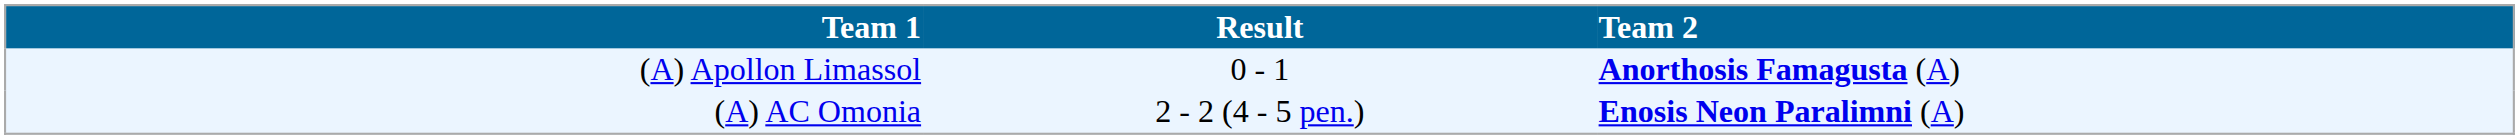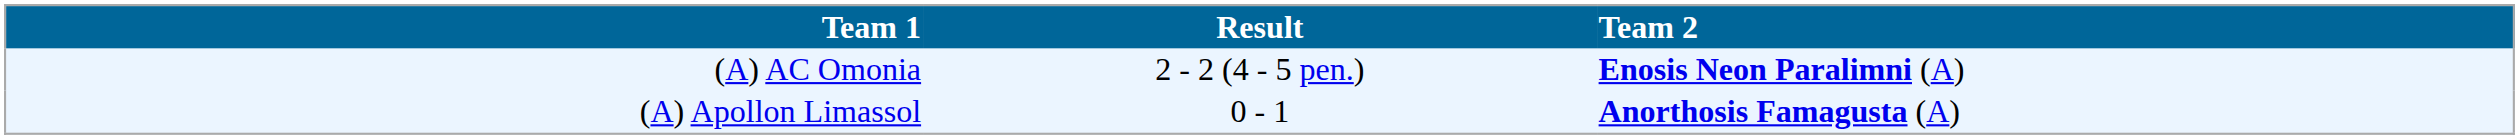rows swapped: (780, 68) <-> (818, 111)
